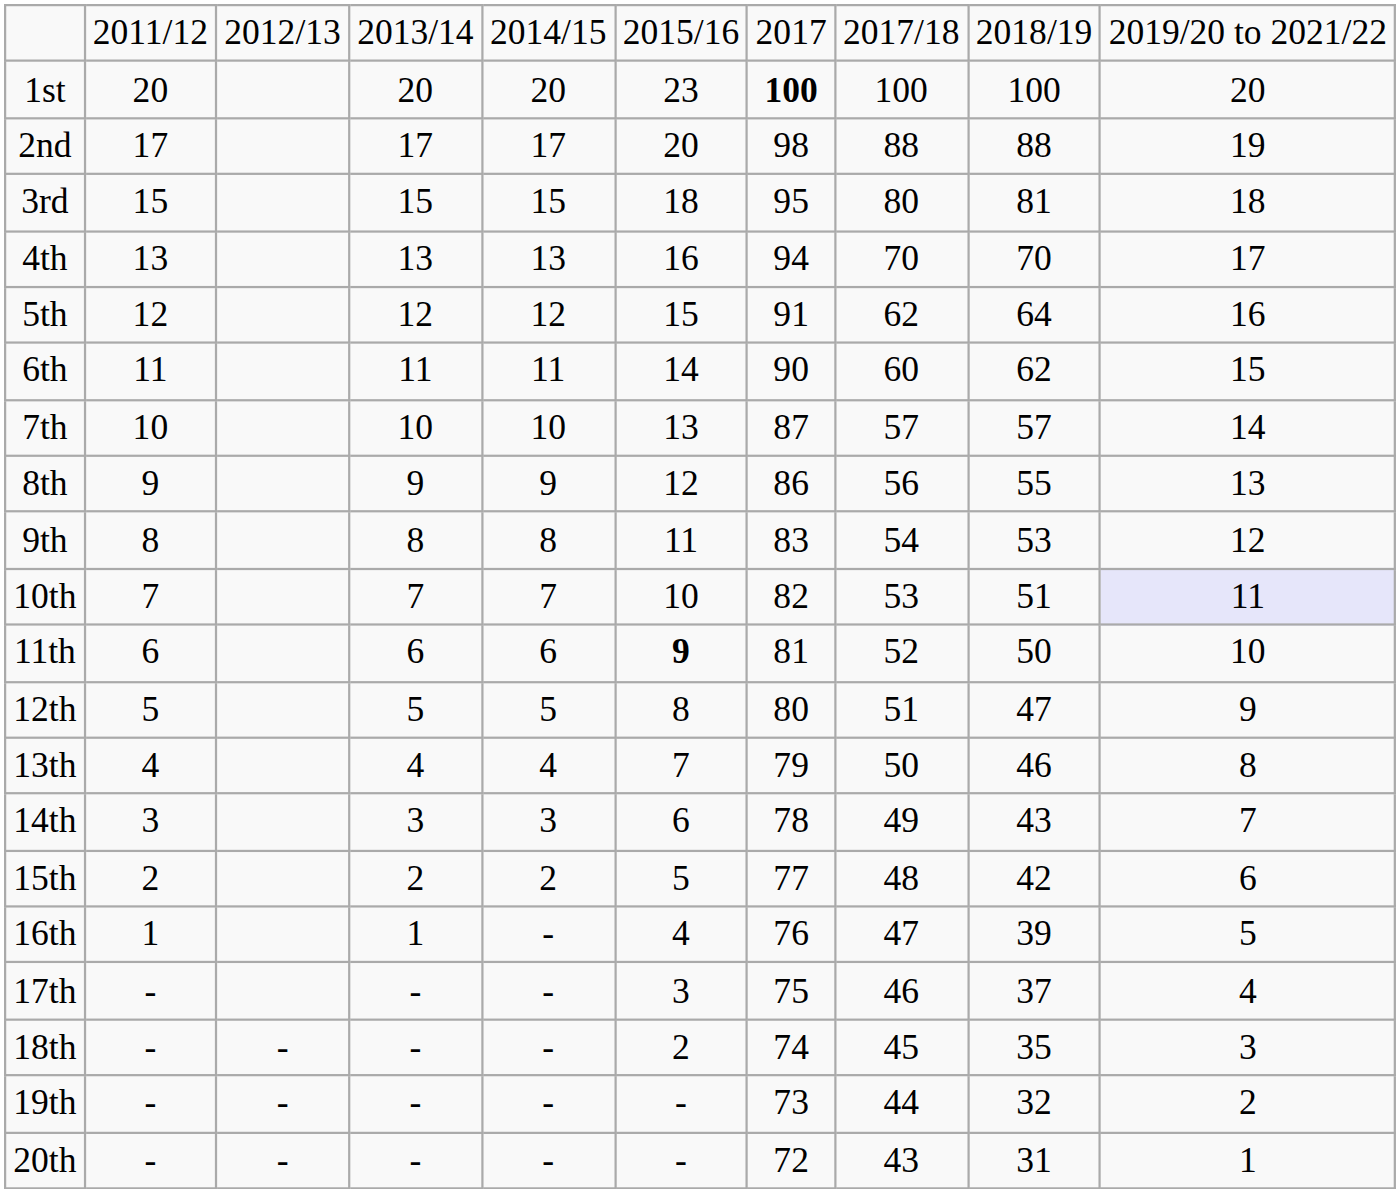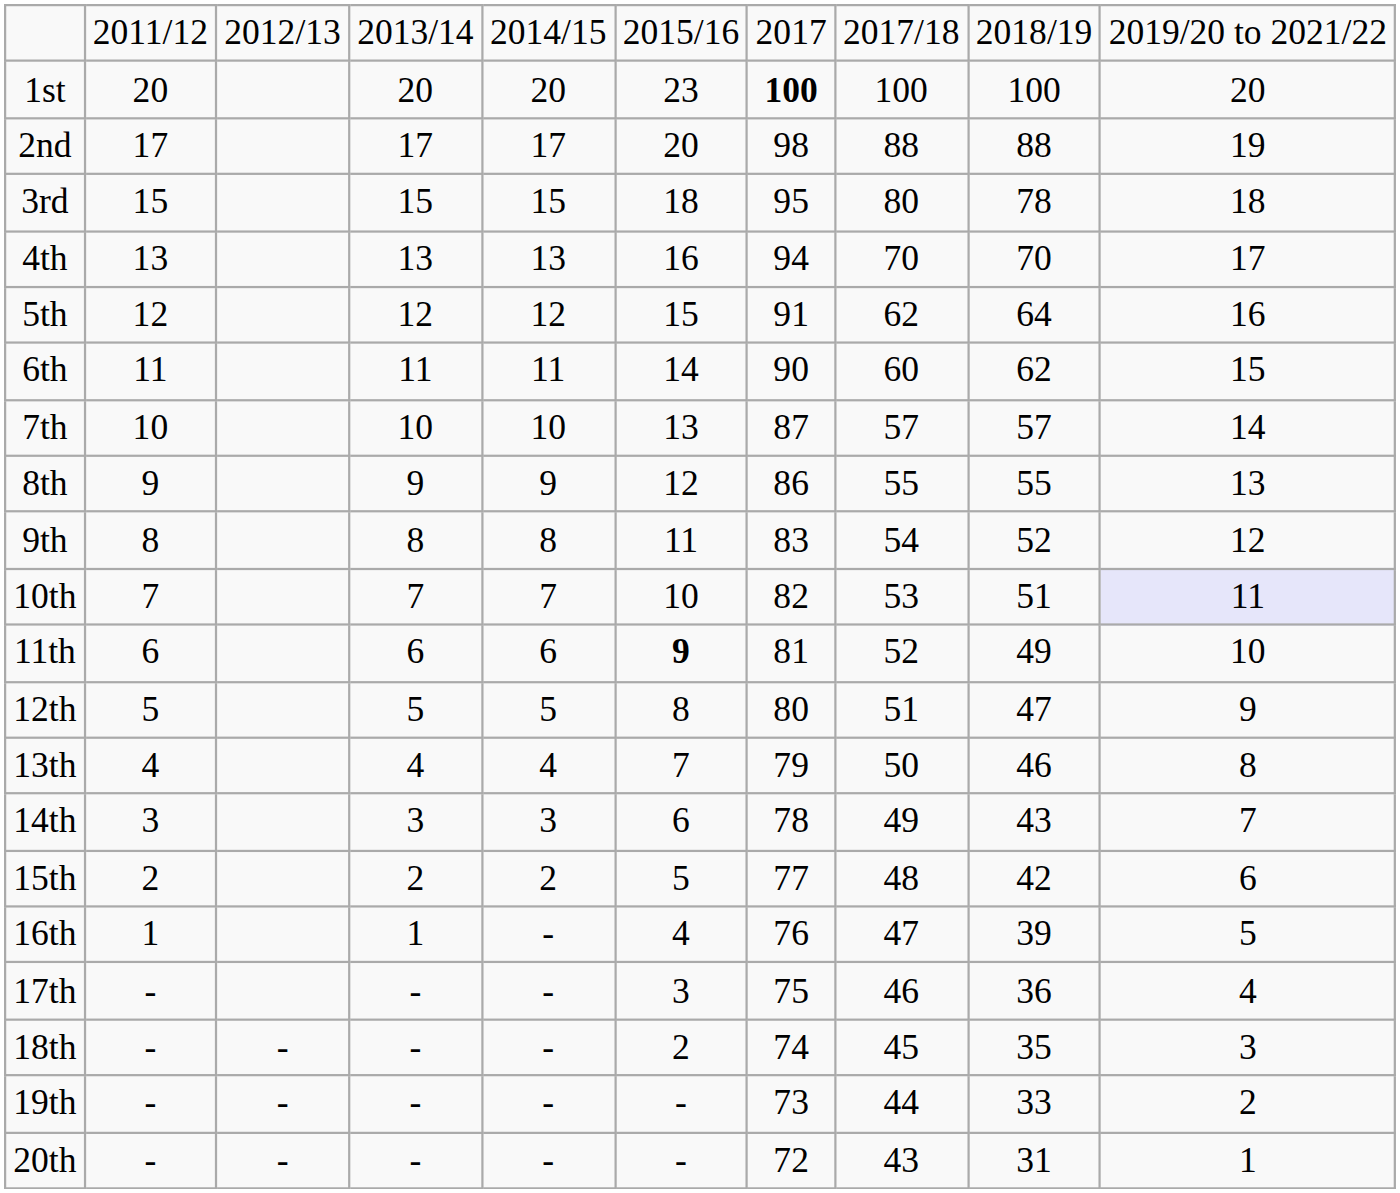(1034, 201) 81 -> (1034, 201) 78
(901, 483) 56 -> (901, 483) 55
(1034, 539) 53 -> (1034, 539) 52
(1034, 652) 50 -> (1034, 652) 49
(1034, 990) 37 -> (1034, 990) 36
(1034, 1102) 32 -> (1034, 1102) 33
